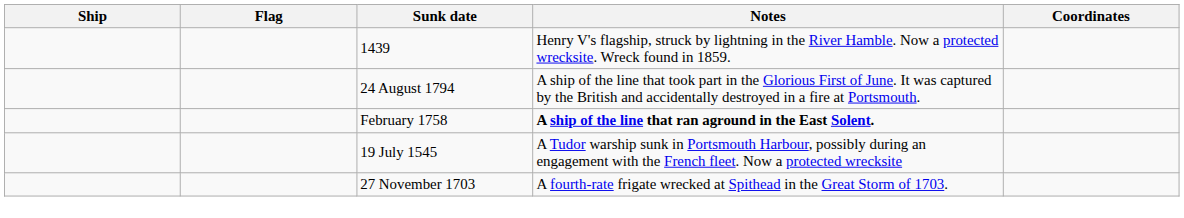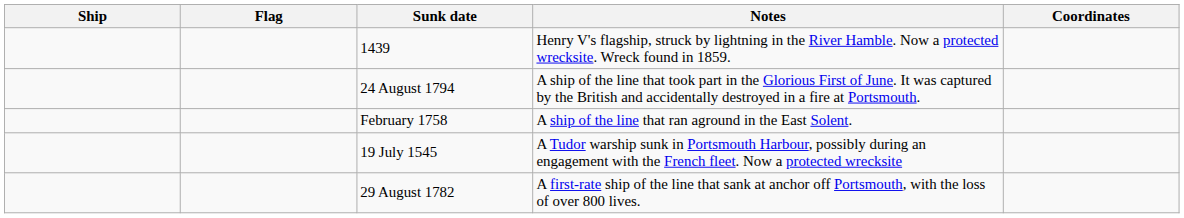(705, 120) bold -> (694, 120) normal
- row: (418, 184)
+ row: (407, 192)
